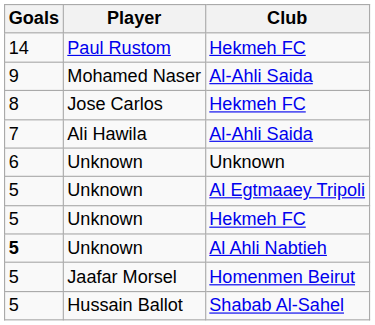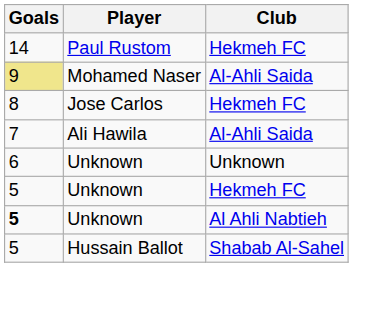(14, 76) no background -> (14, 76) khaki background
- row: (105, 190)
- row: (122, 276)
